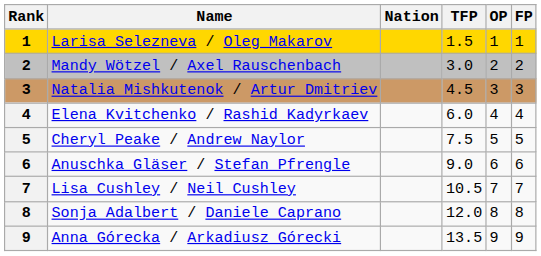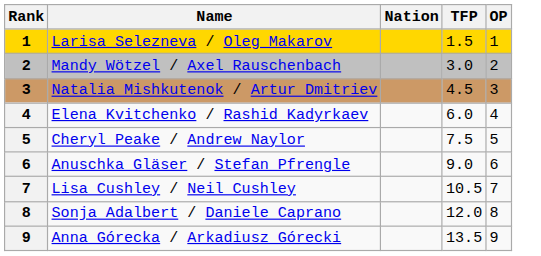- column: (524, 17)
